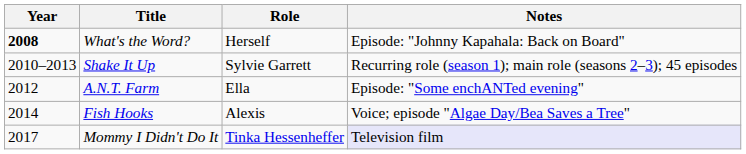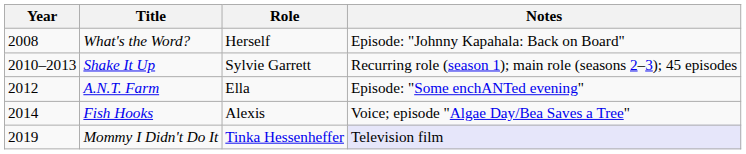(23, 40) bold -> (23, 40) normal
(23, 137) 2017 -> (23, 137) 2019
